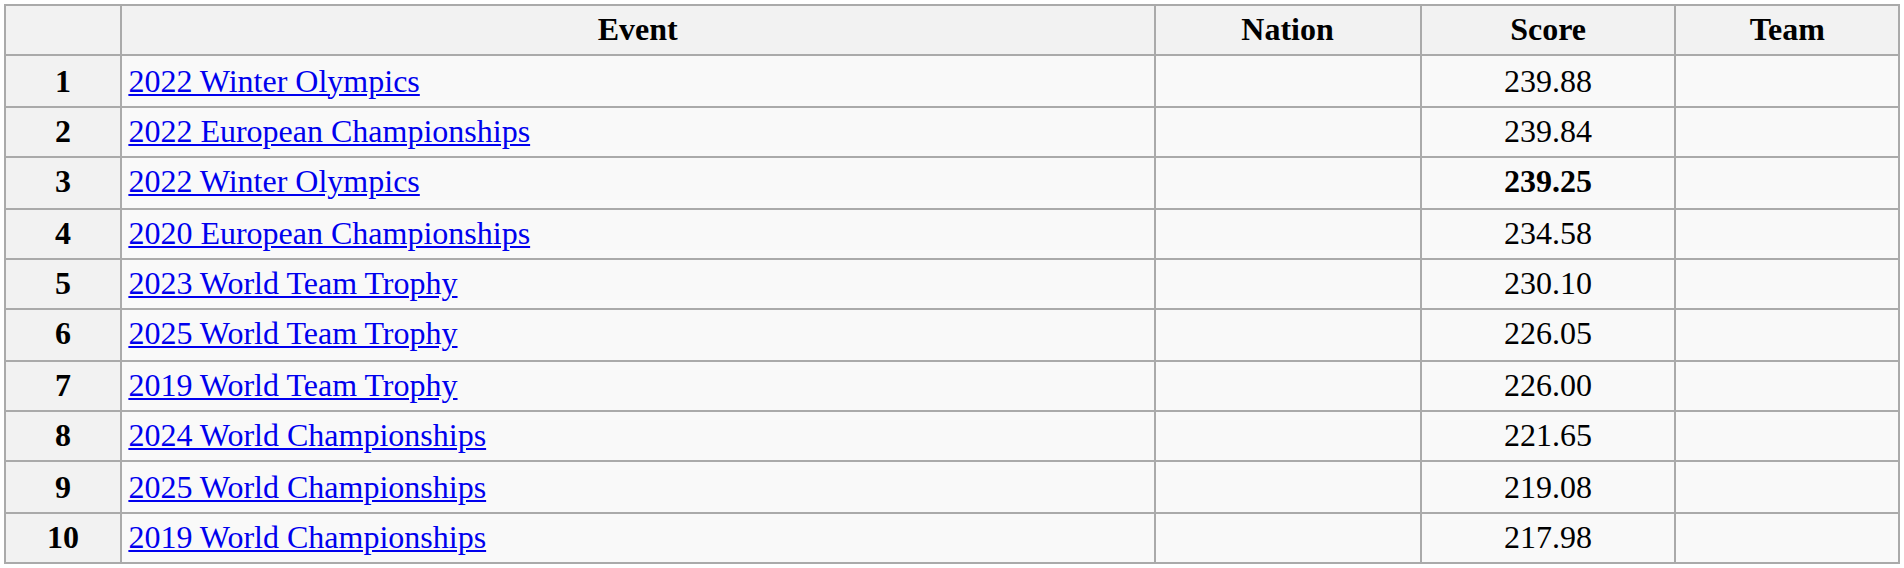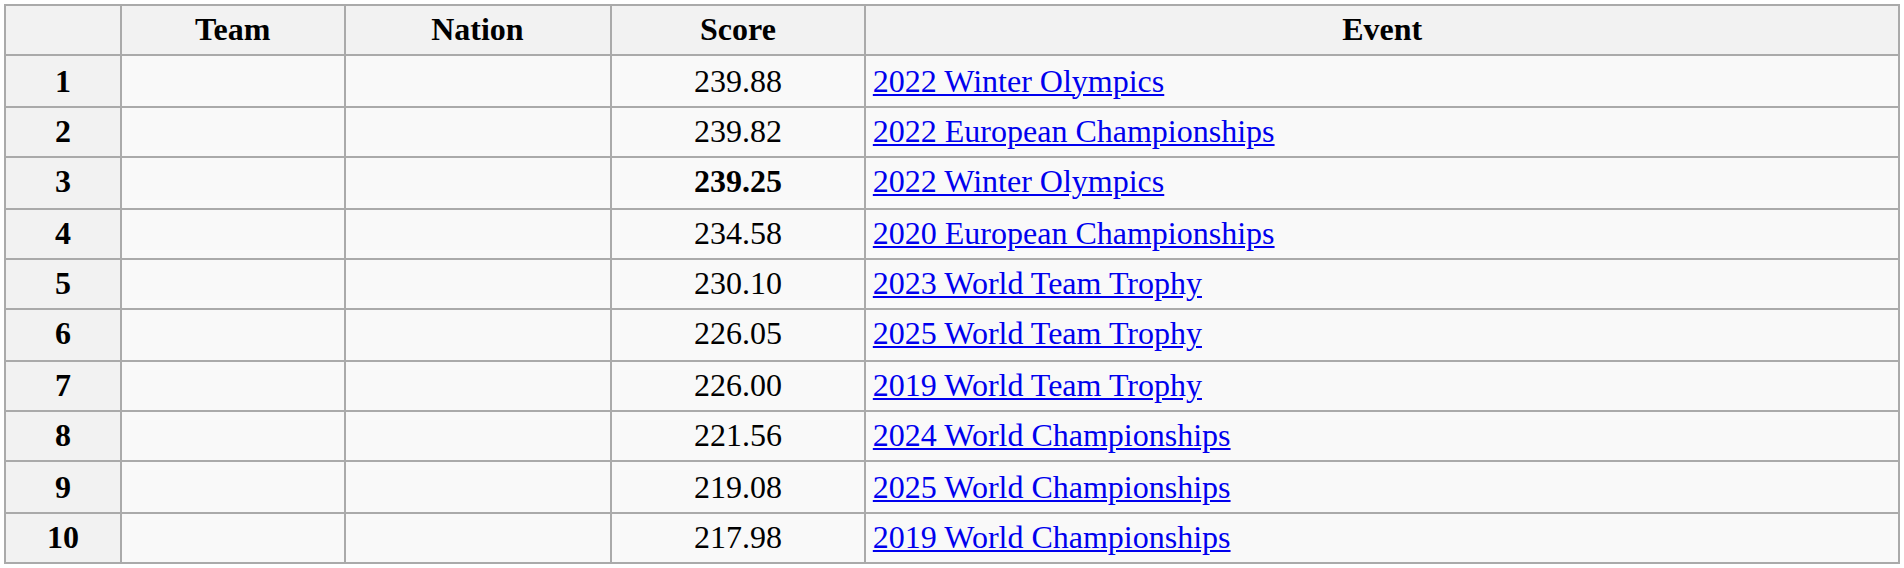columns swapped: (1787, 29) <-> (638, 29)
(1548, 131) 239.84 -> (738, 131) 239.82
(1548, 435) 221.65 -> (738, 435) 221.56
